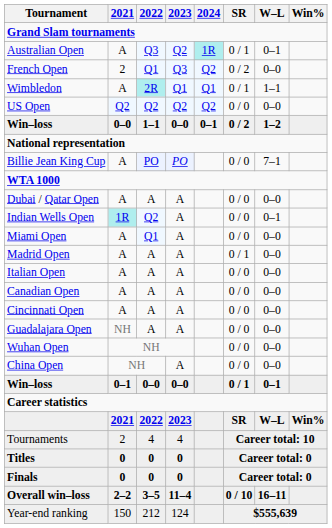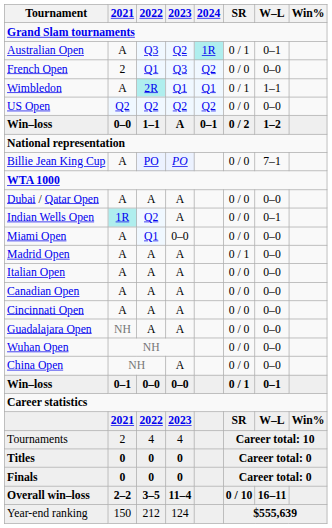(239, 69) 0 / 2 -> (239, 69) 0 / 0
(180, 124) 0–0 -> (180, 124) A
(180, 236) A -> (180, 236) 0–0
